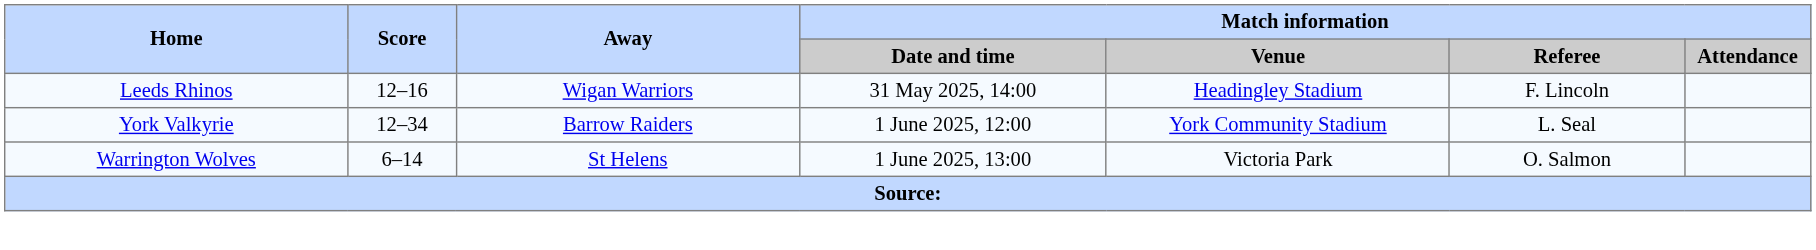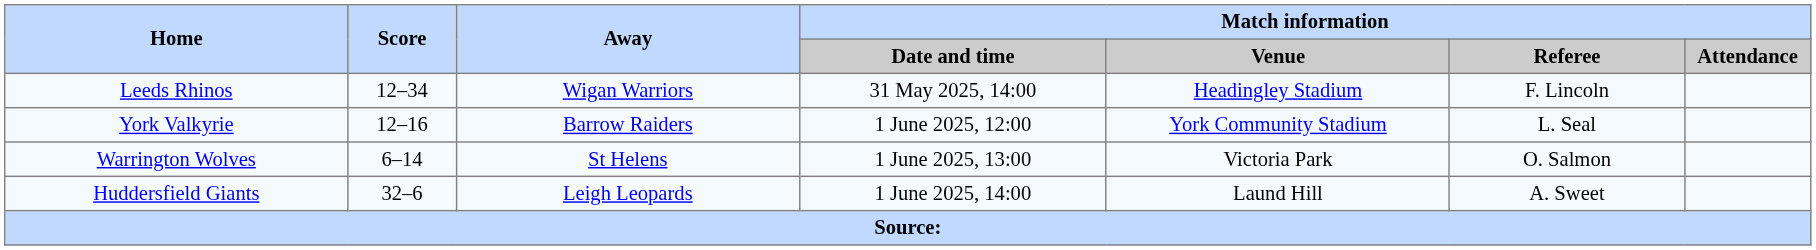(402, 90) 12–16 -> (402, 90) 12–34
(402, 124) 12–34 -> (402, 124) 12–16
+ row: (176, 193)
